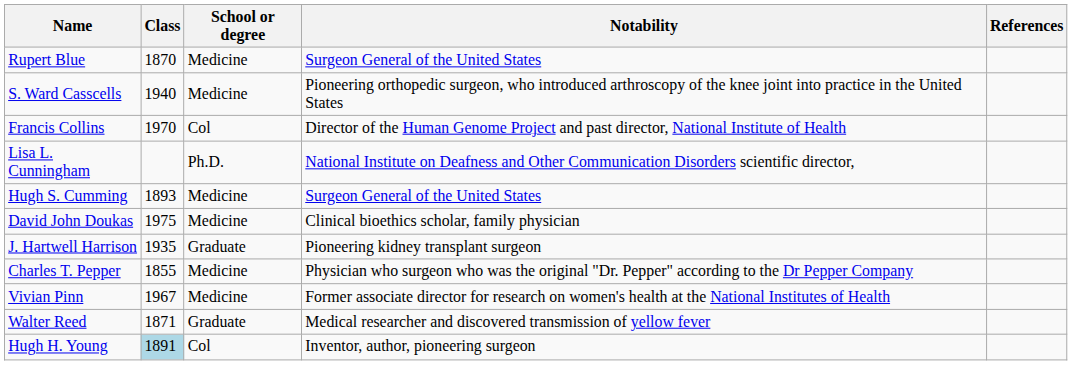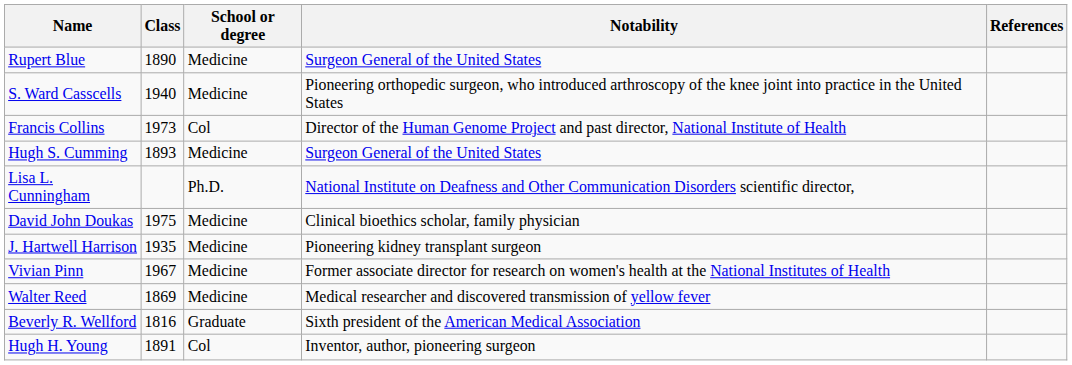(160, 60) 1870 -> (160, 60) 1890
(160, 128) 1970 -> (160, 128) 1973
rows swapped: (49, 162) <-> (68, 196)
(217, 246) Graduate -> (218, 246) Medicine
- row: (64, 271)
(160, 321) 1871 -> (160, 296) 1869
(217, 321) Graduate -> (218, 296) Medicine
+ row: (72, 321)
(160, 346) lightblue background -> (160, 346) no background
